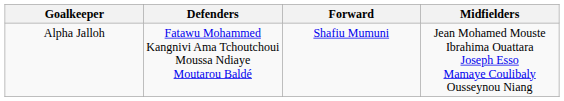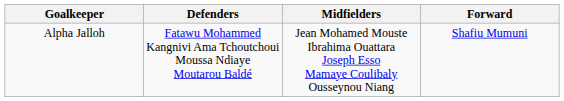columns swapped: (490, 14) <-> (351, 14)
